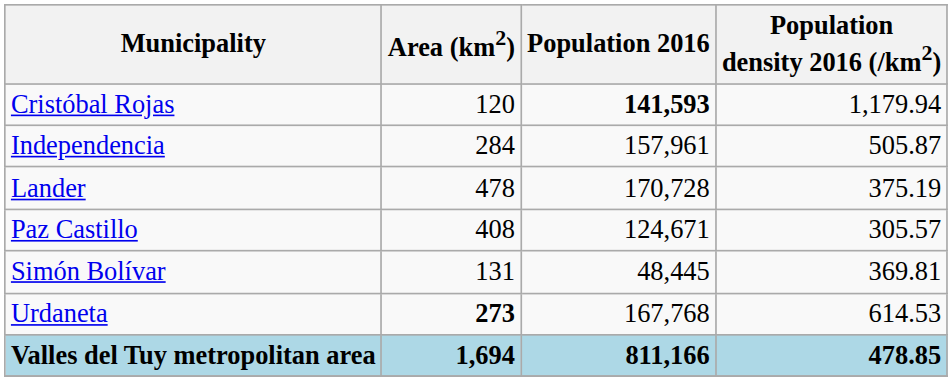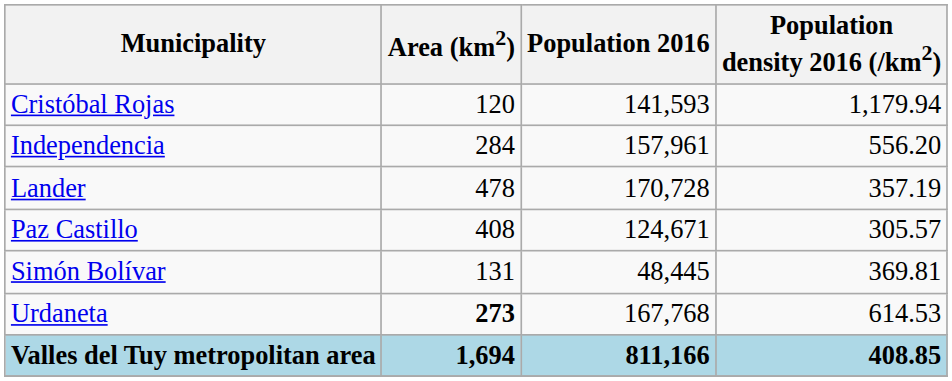(667, 104) bold -> (667, 104) normal
(905, 146) 505.87 -> (905, 146) 556.20
(905, 187) 375.19 -> (905, 187) 357.19
(905, 355) 478.85 -> (905, 355) 408.85
